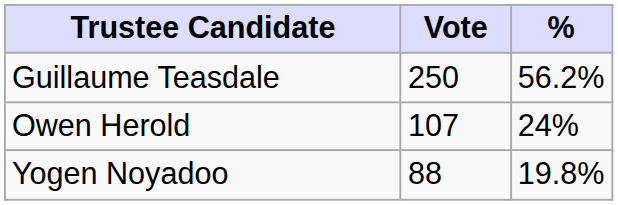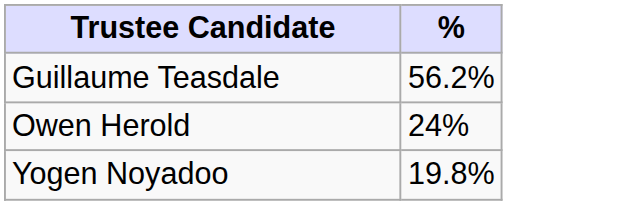- column: (456, 28)
